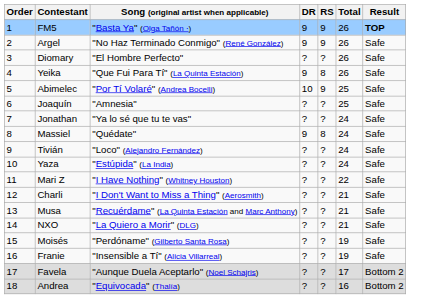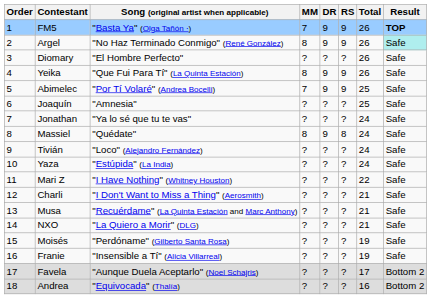+ column: (310, 12)
(375, 43) no background -> (396, 43) paleturquoise background
(323, 73) 8 -> (344, 73) 9
(307, 89) 10 -> (325, 89) 9
